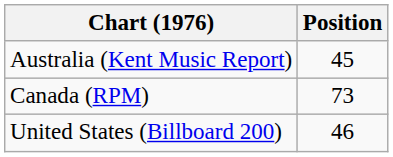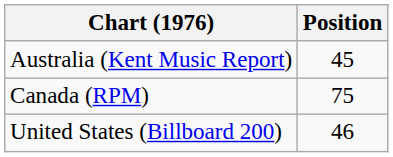(343, 95) 73 -> (343, 95) 75
